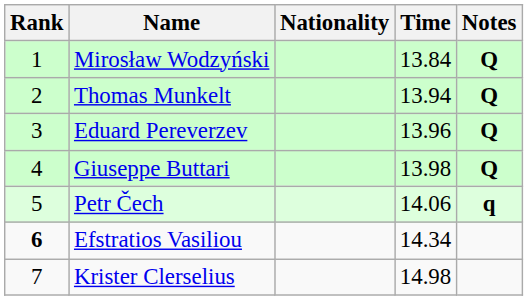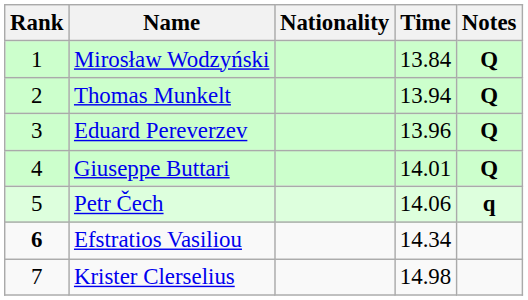(426, 167) 13.98 -> (426, 167) 14.01
